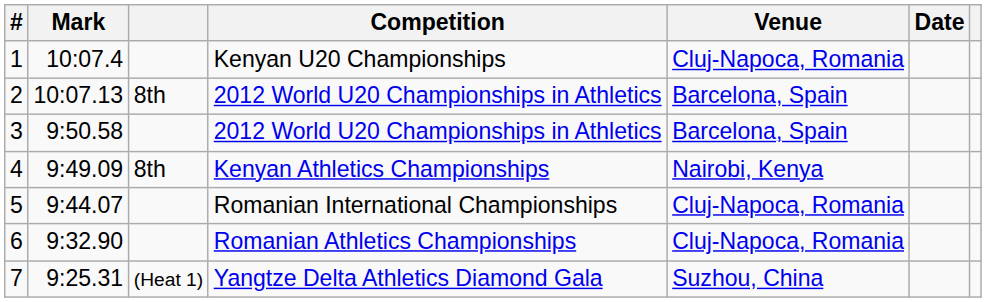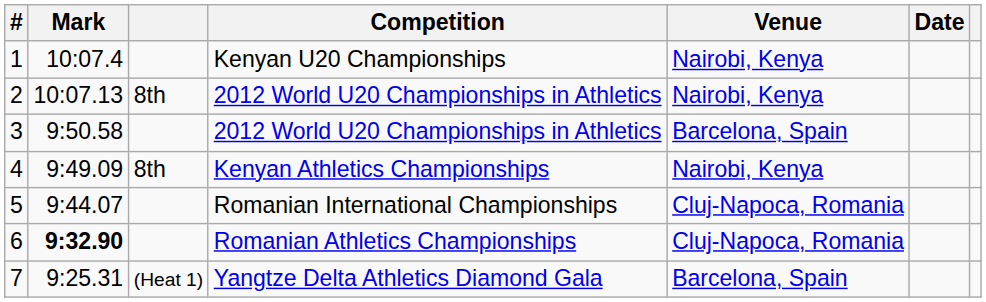(788, 59) Cluj-Napoca, Romania -> (748, 59) Nairobi, Kenya
(760, 95) Barcelona, Spain -> (748, 95) Nairobi, Kenya
(85, 242) normal -> (84, 242) bold
(748, 278) Suzhou, China -> (760, 278) Barcelona, Spain
